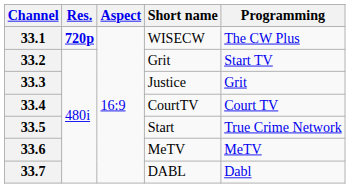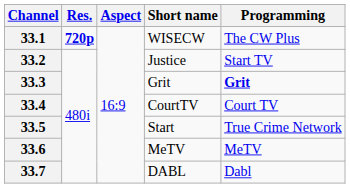(159, 60) Grit -> (167, 60) Justice
(167, 82) Justice -> (159, 82) Grit
(235, 82) normal -> (237, 82) bold
